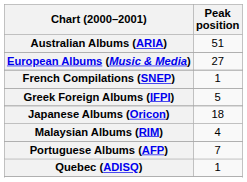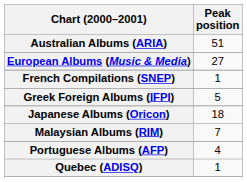(218, 132) 4 -> (218, 132) 7
(218, 150) 7 -> (218, 150) 4
